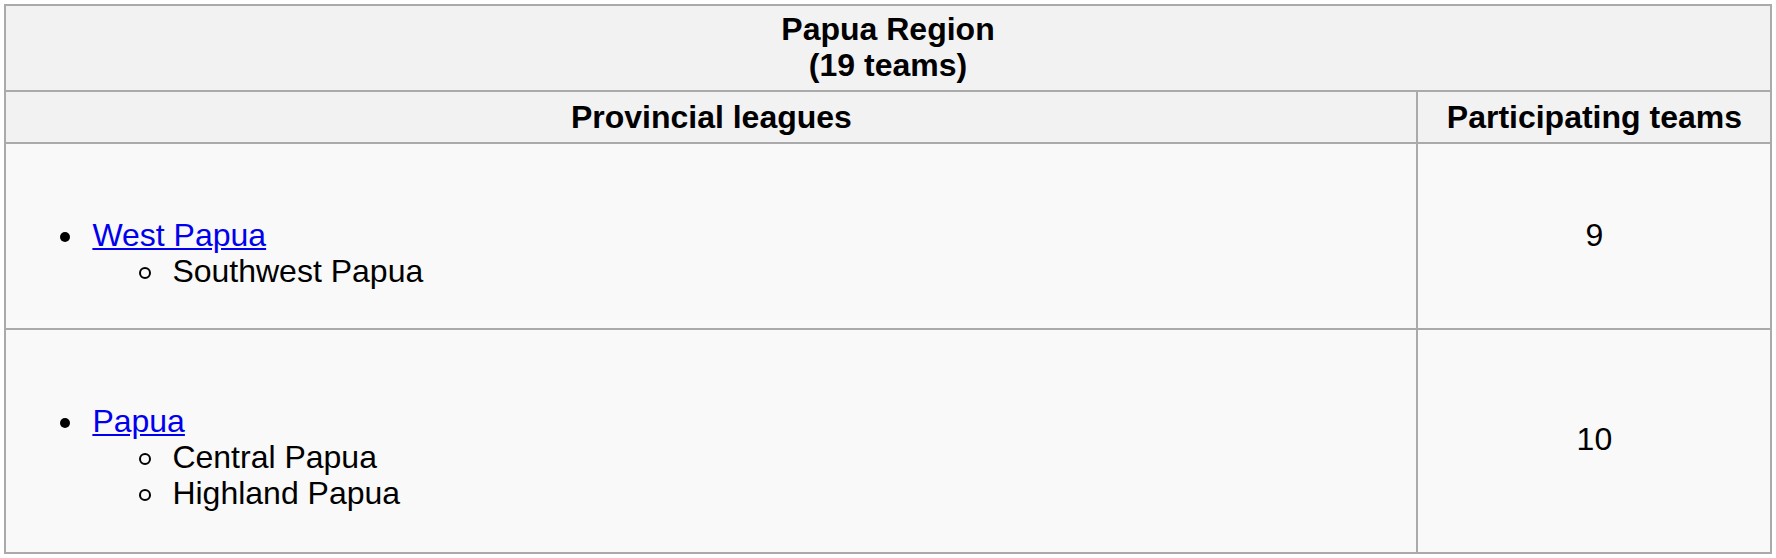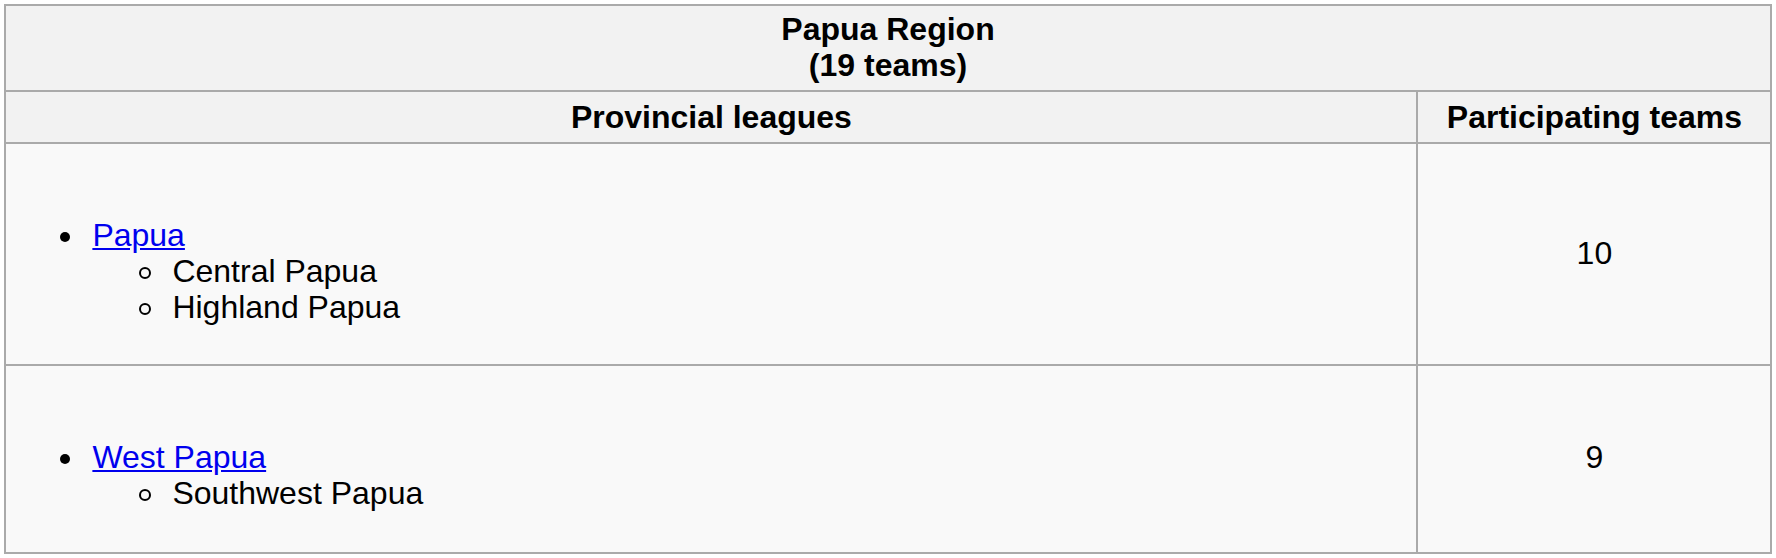rows swapped: (711, 254) <-> (711, 459)
